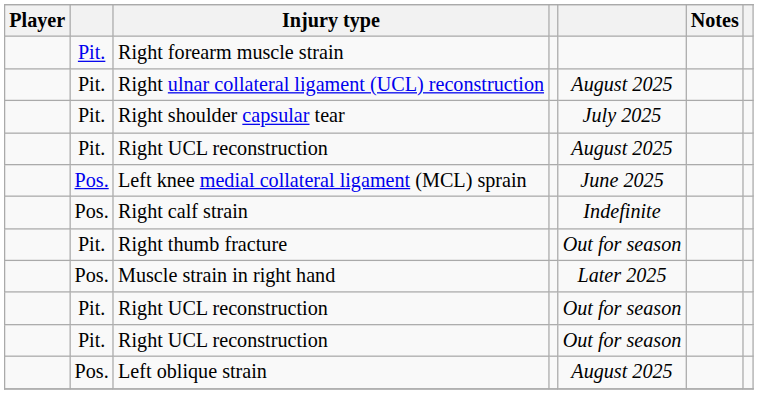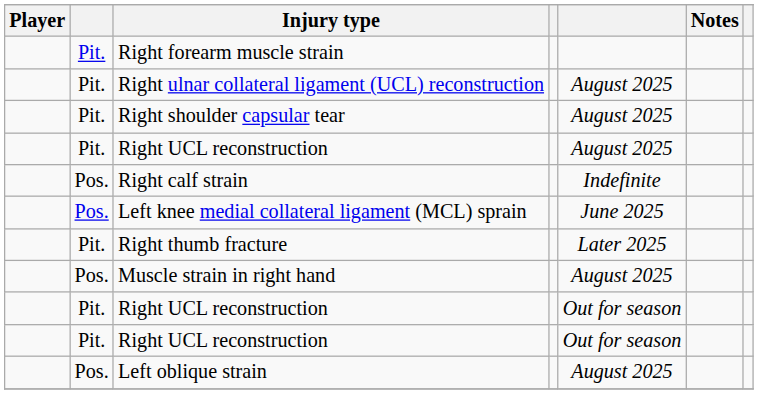(622, 116) July 2025 -> (622, 116) August 2025
rows swapped: (92, 180) <-> (92, 212)
(622, 244) Out for season -> (622, 244) Later 2025
(622, 276) Later 2025 -> (622, 276) August 2025
